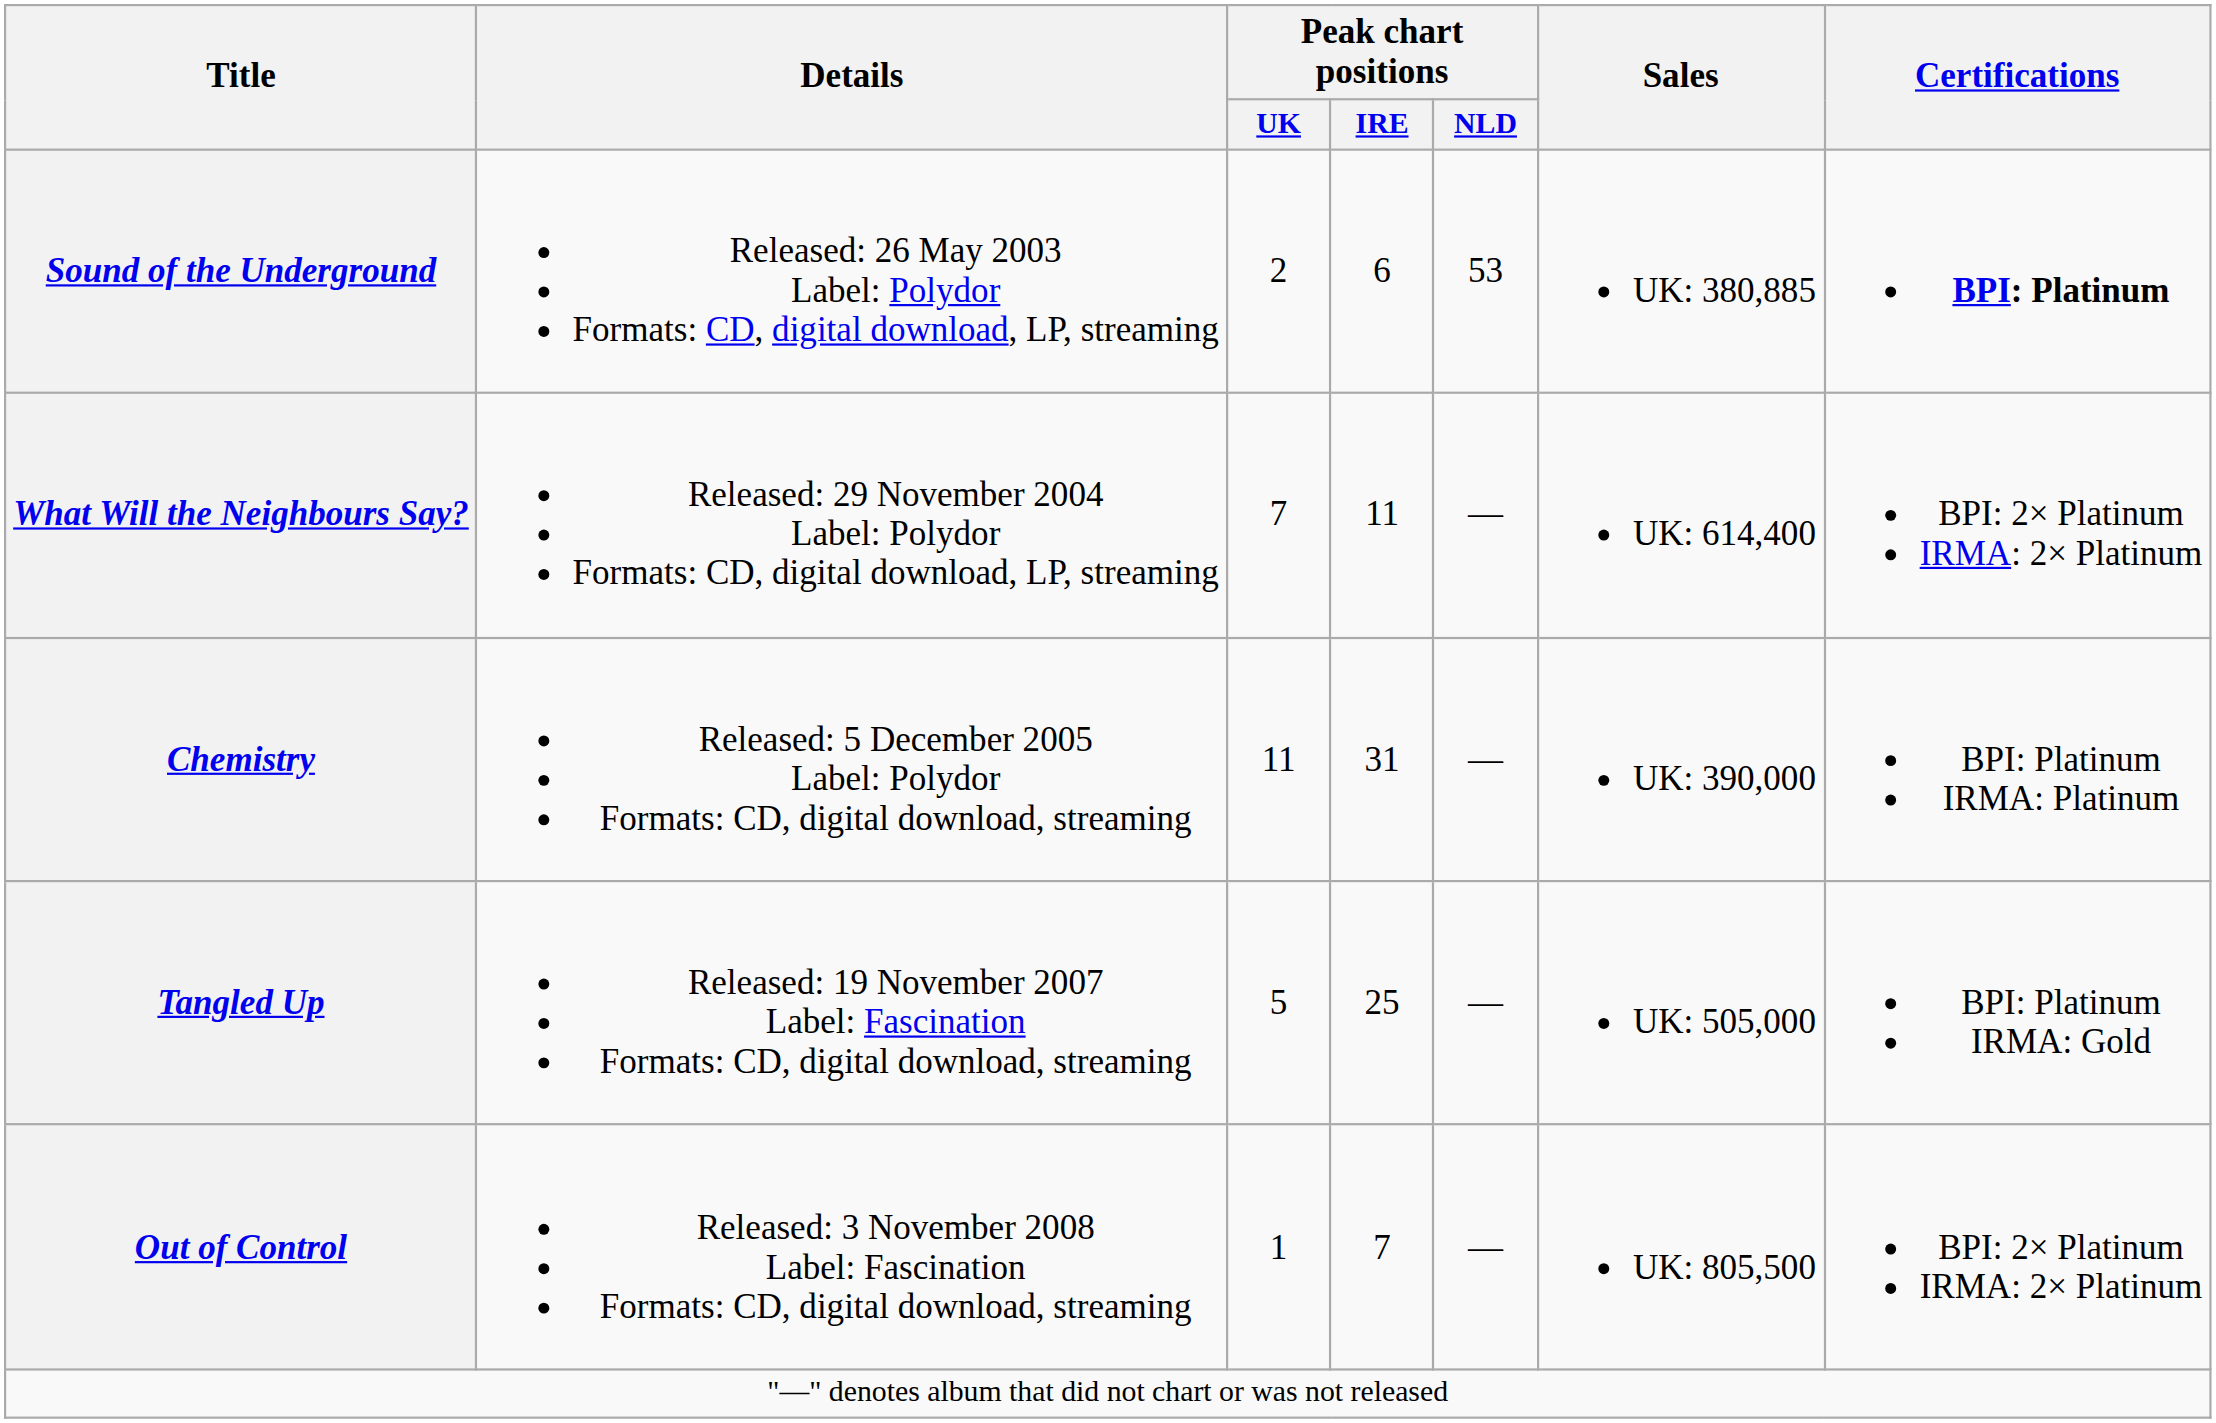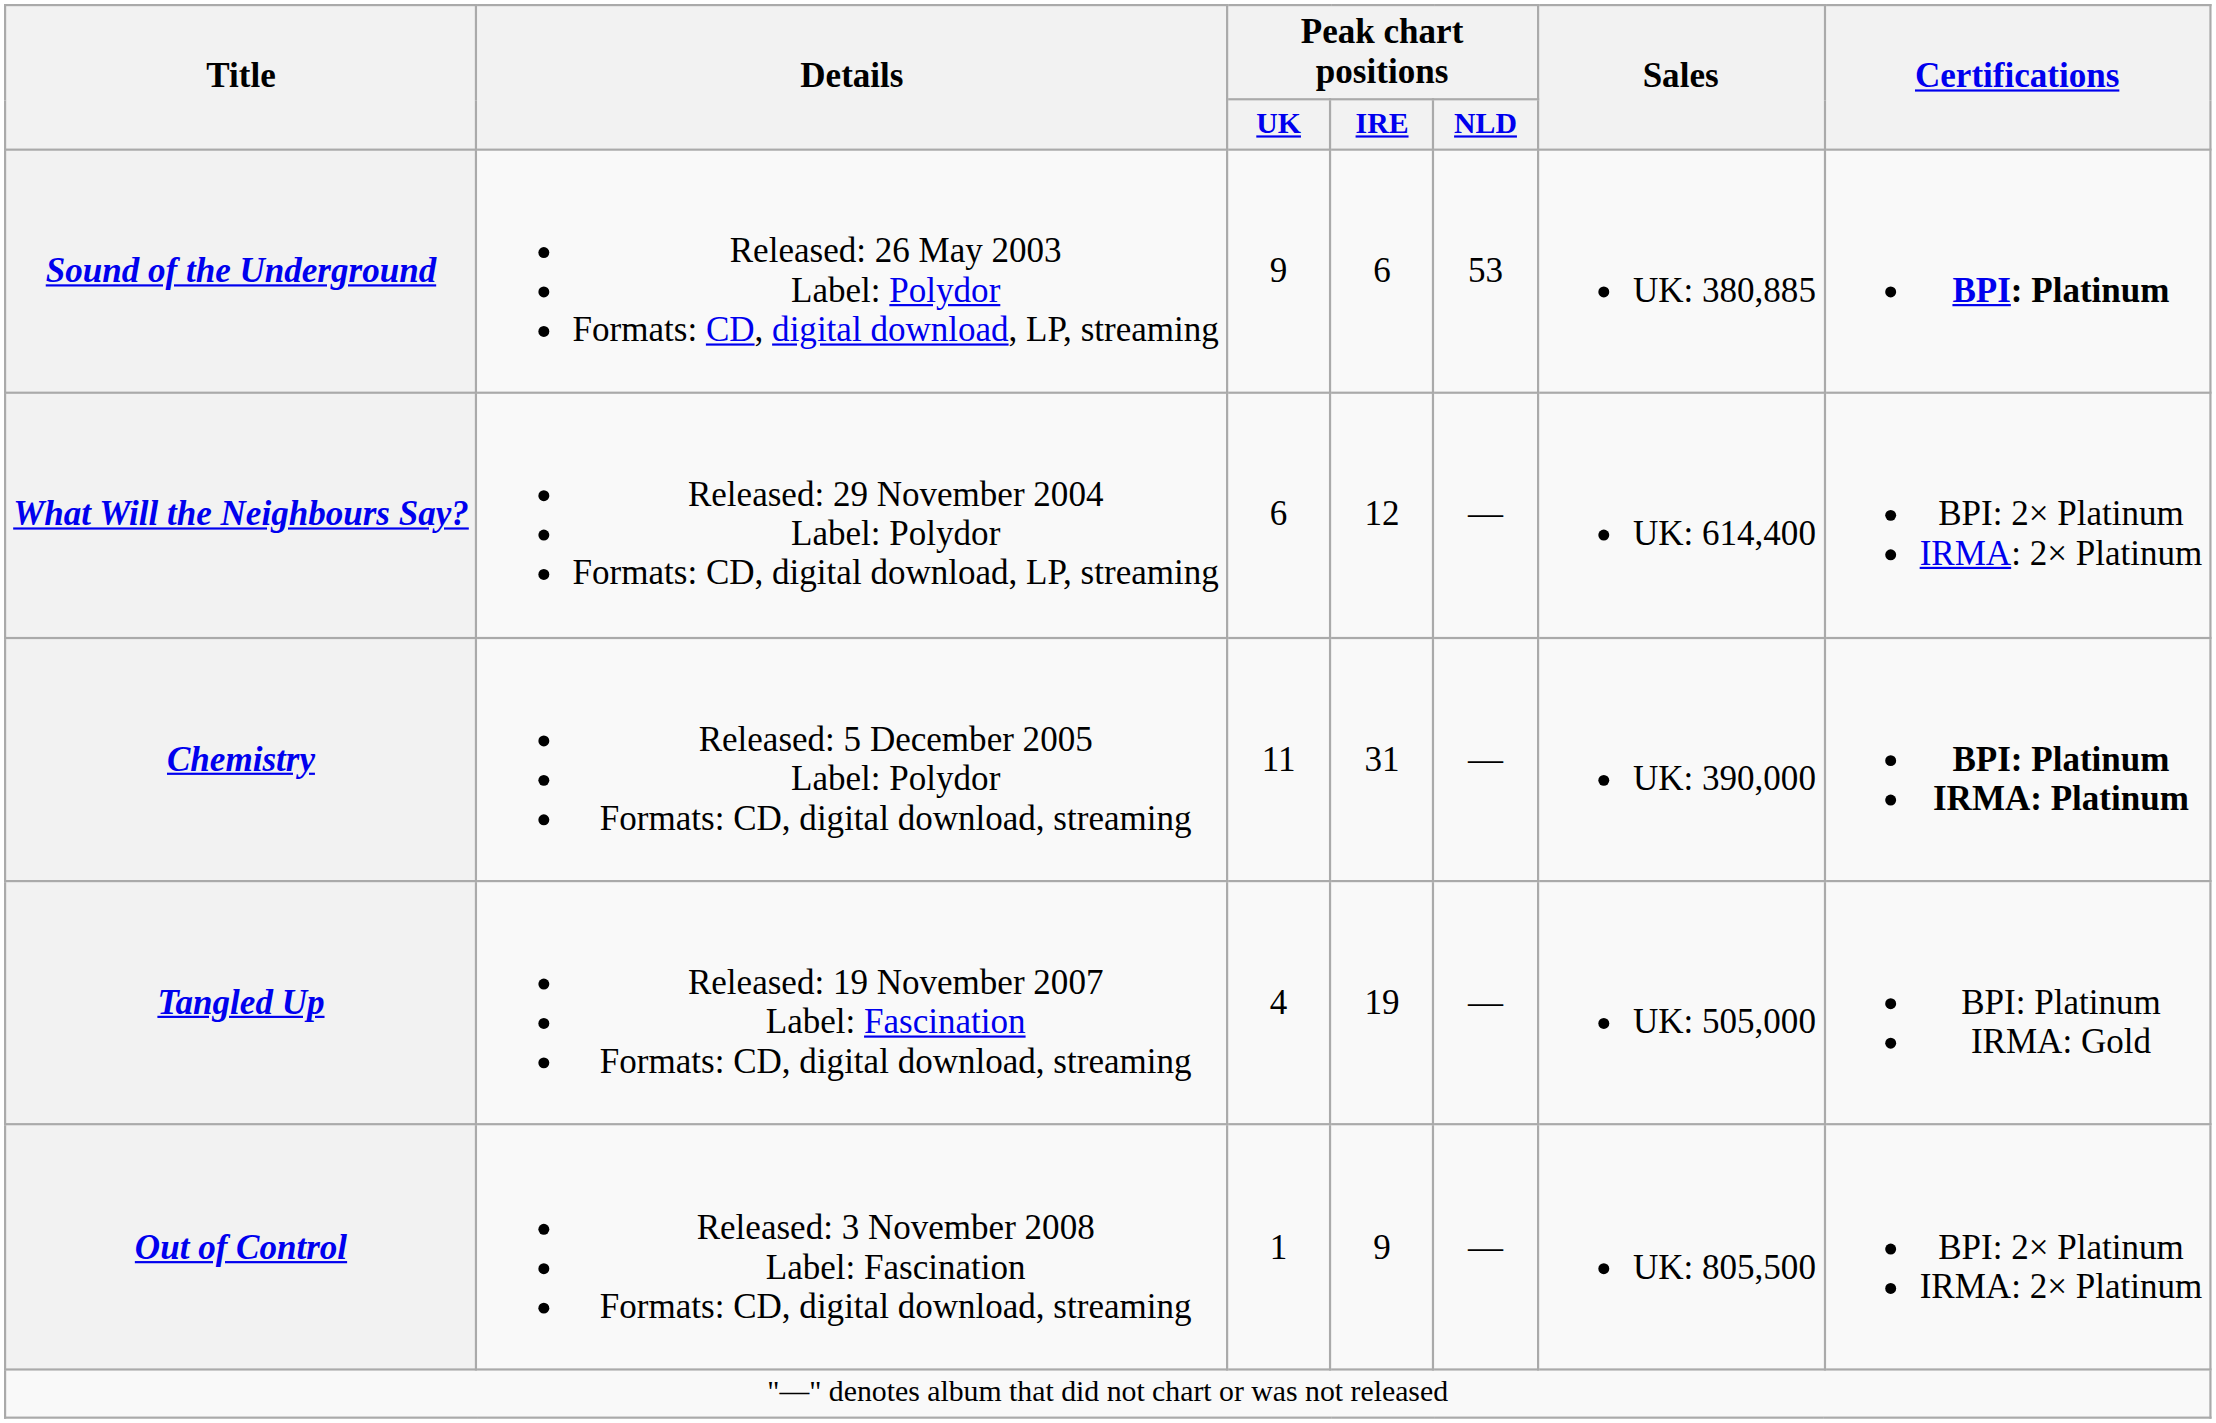(1279, 270) 2 -> (1279, 270) 9
(1279, 514) 7 -> (1279, 514) 6
(1382, 514) 11 -> (1382, 514) 12
(2017, 779) normal -> (2017, 779) bold
(1279, 1002) 5 -> (1279, 1002) 4
(1382, 1002) 25 -> (1382, 1002) 19
(1382, 1246) 7 -> (1382, 1246) 9
